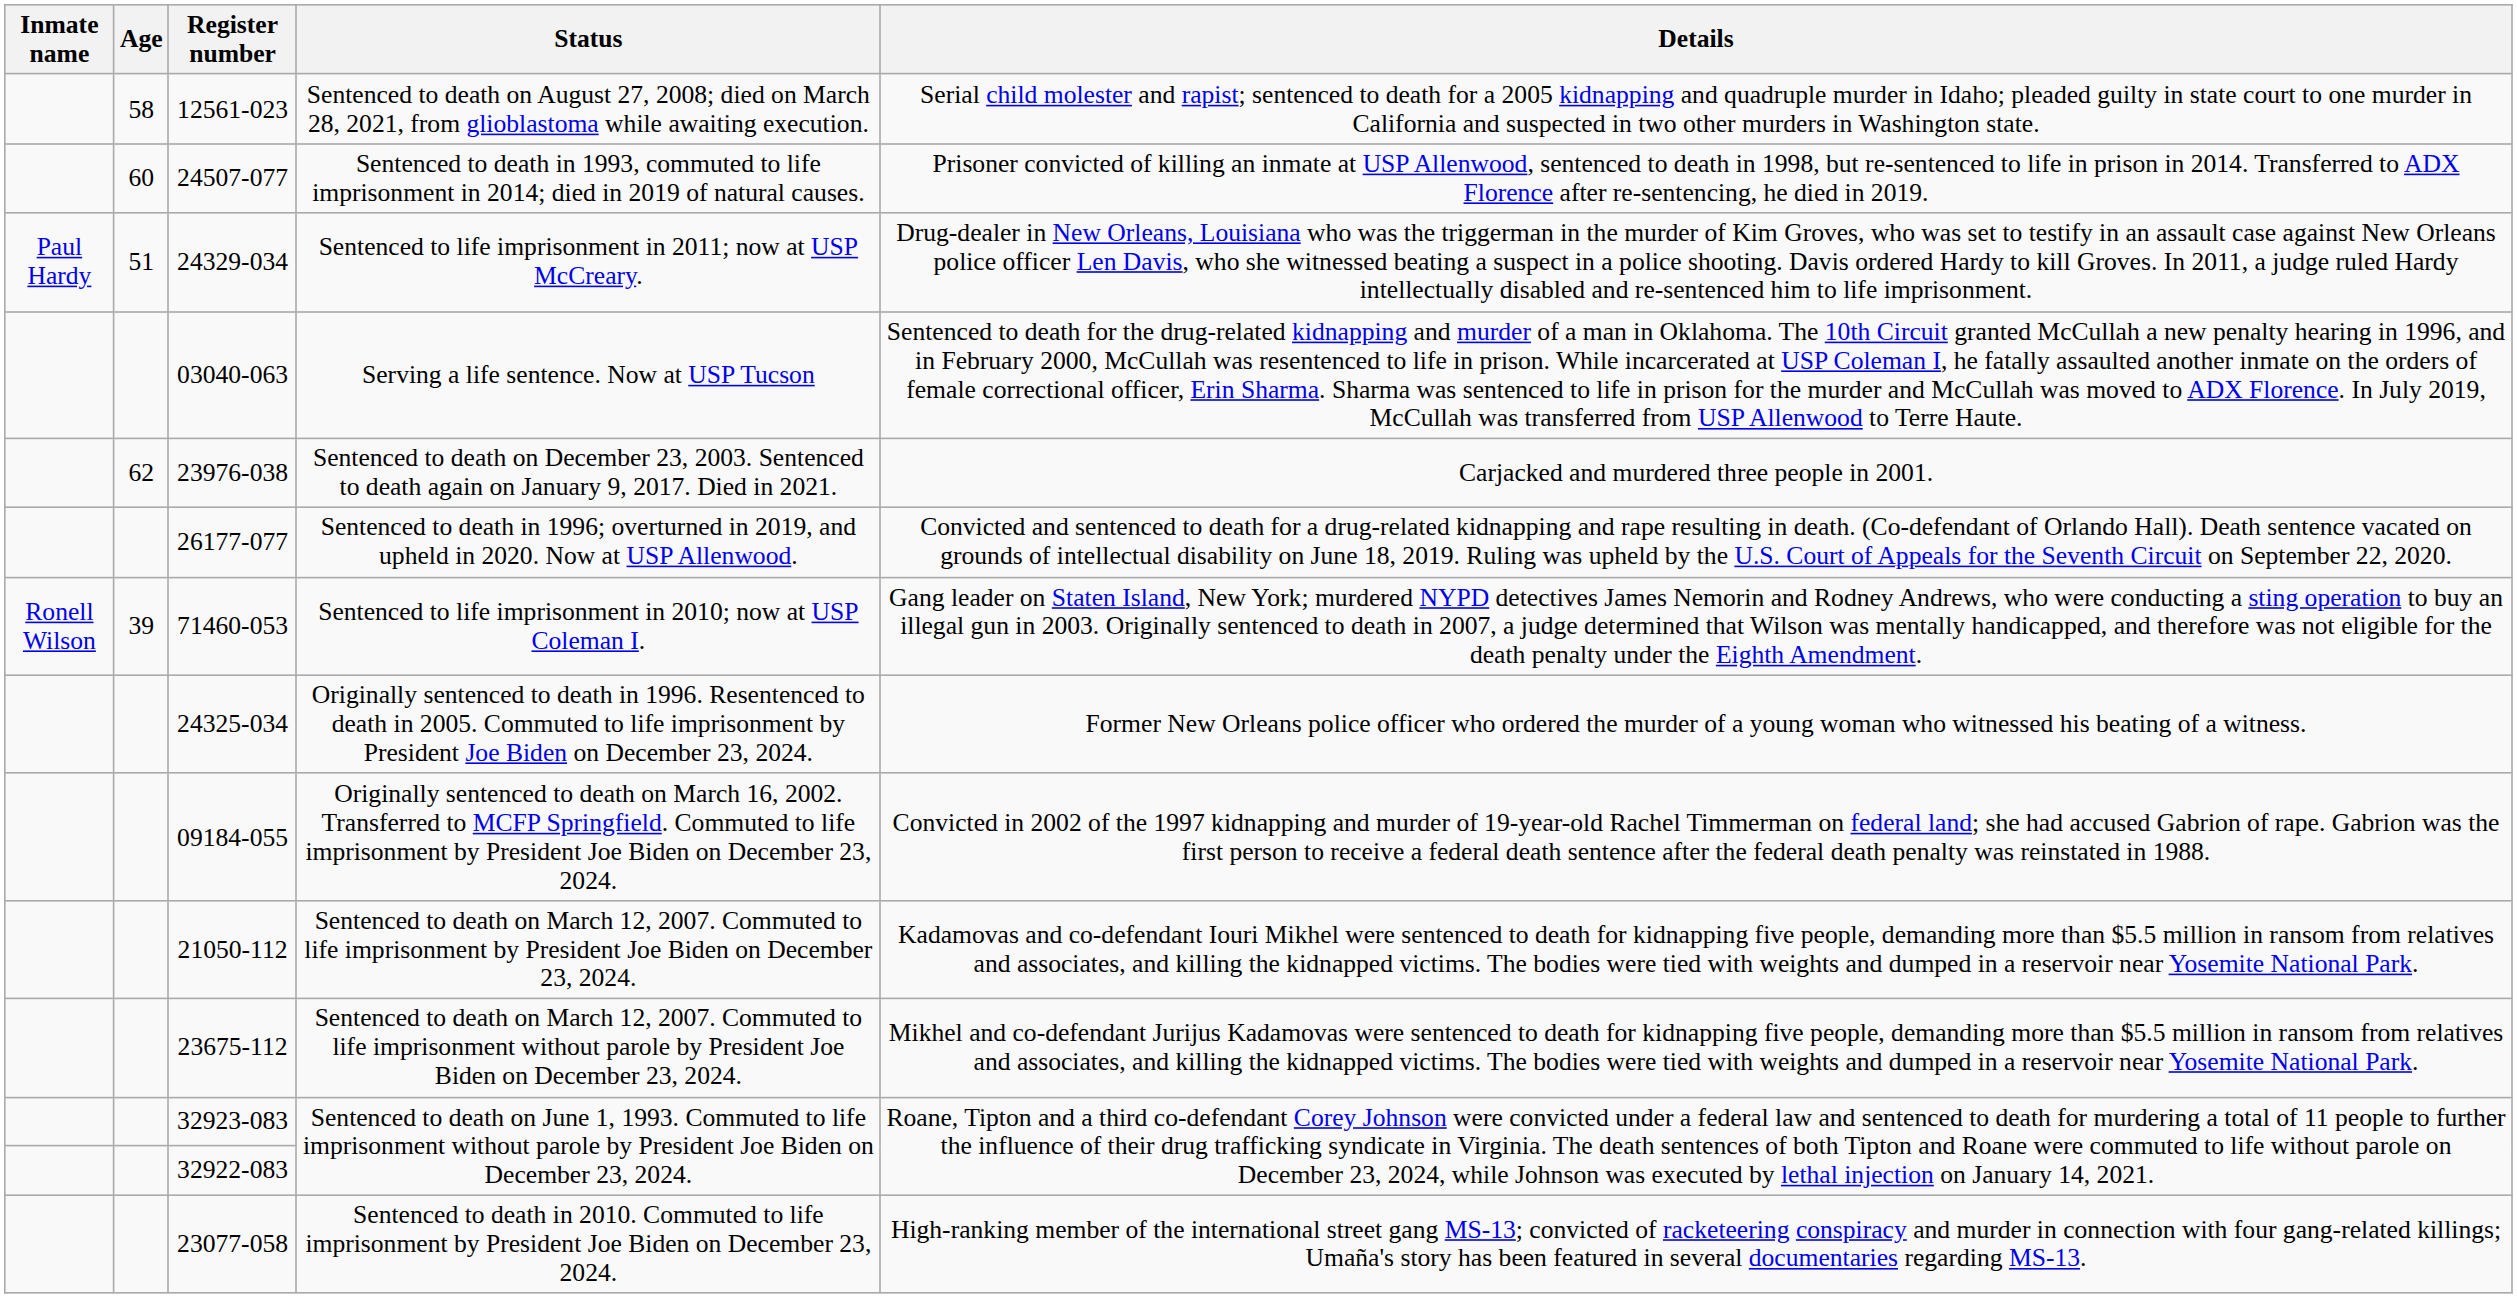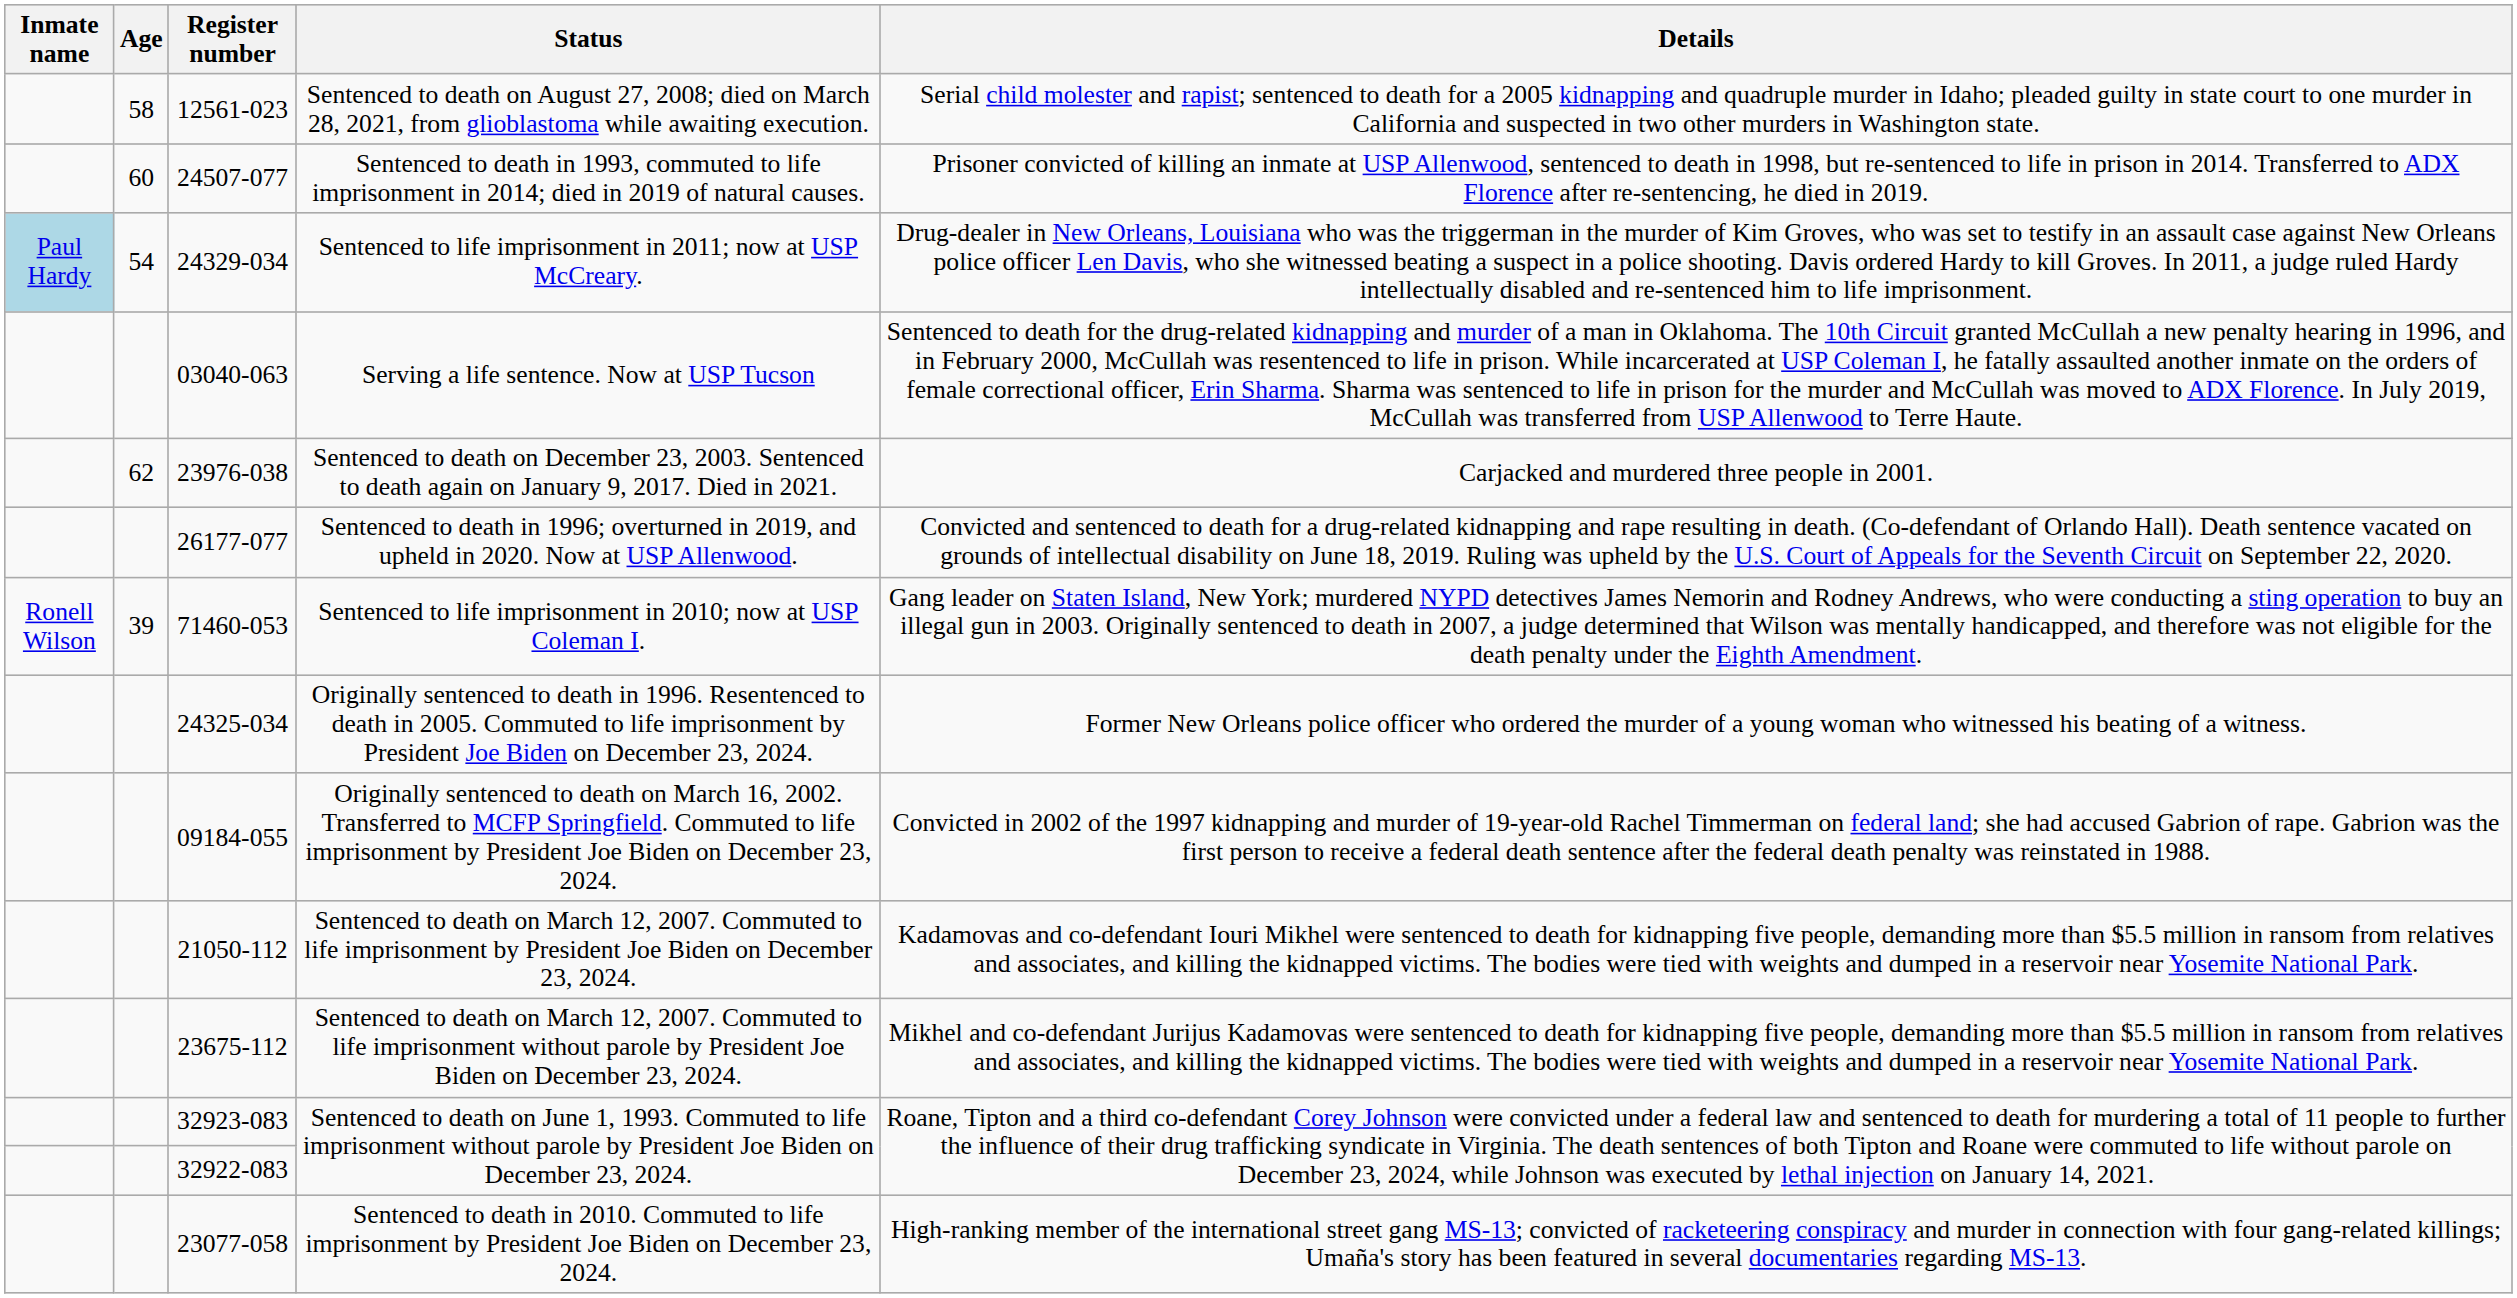(59, 261) no background -> (59, 261) lightblue background
(141, 261) 51 -> (141, 261) 54
